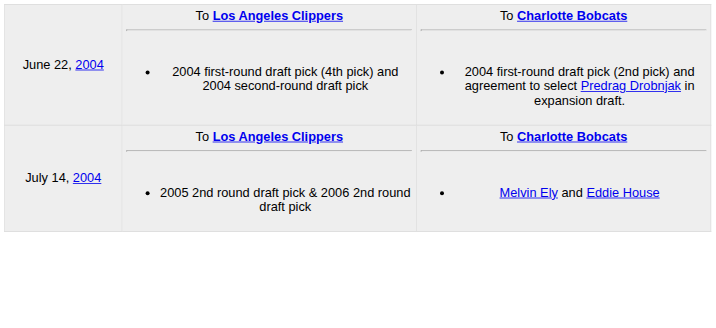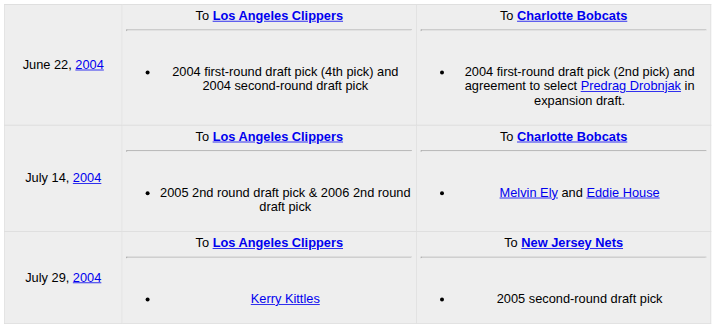+ row: (63, 277)
